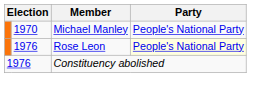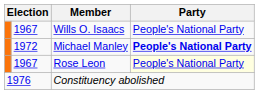+ row: (89, 30)
(26, 30) 1970 -> (26, 47) 1972
(188, 30) normal -> (192, 47) bold
(26, 47) 1976 -> (26, 64) 1967
